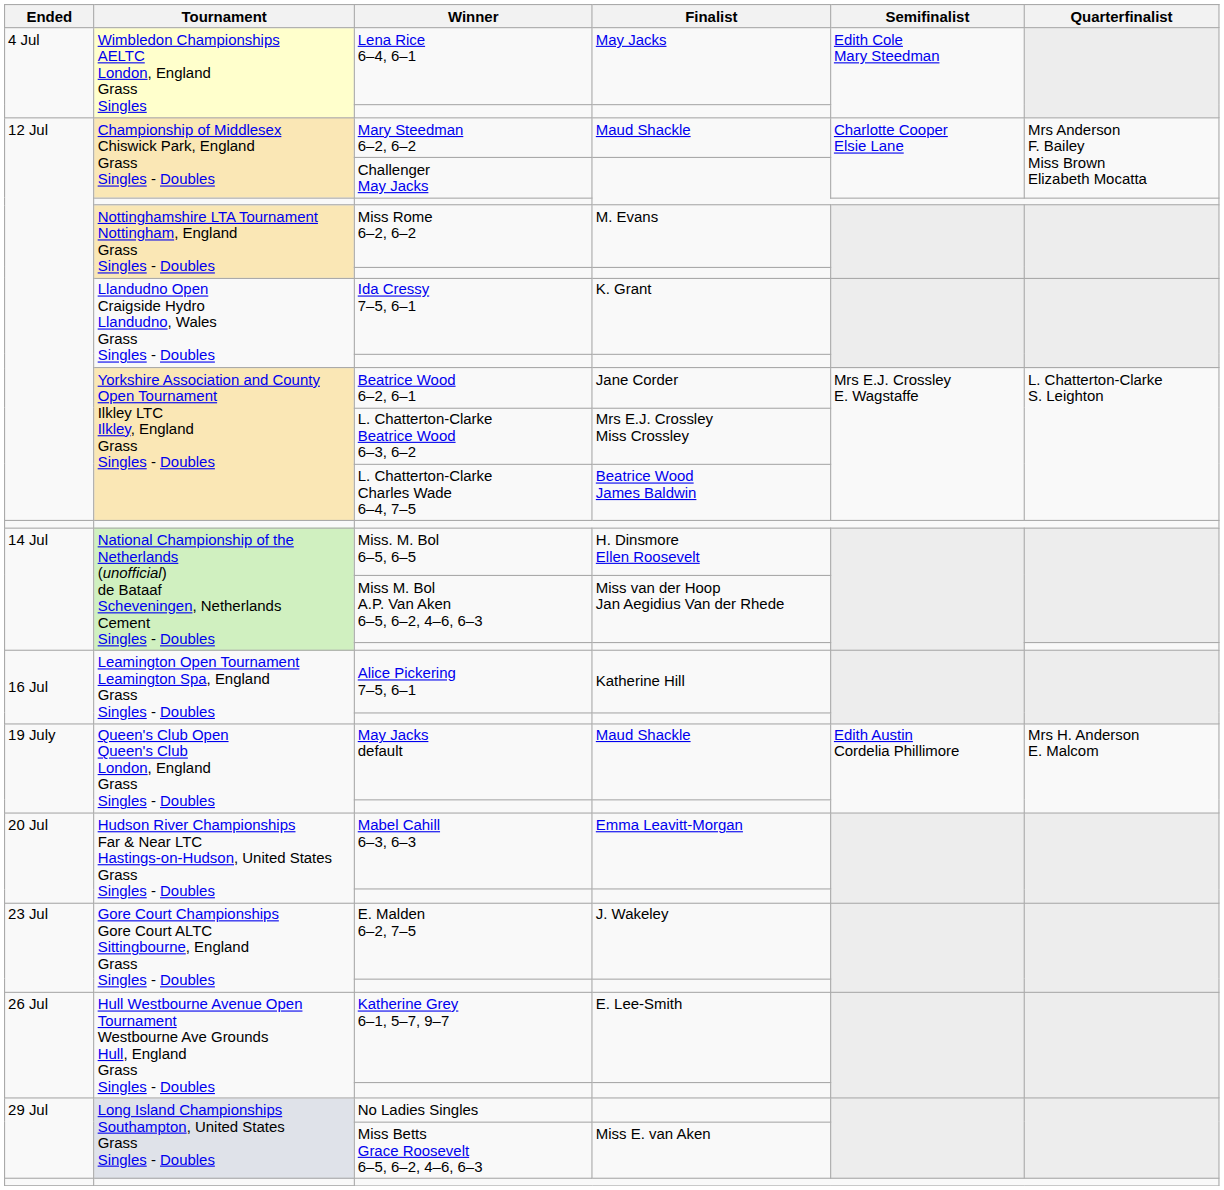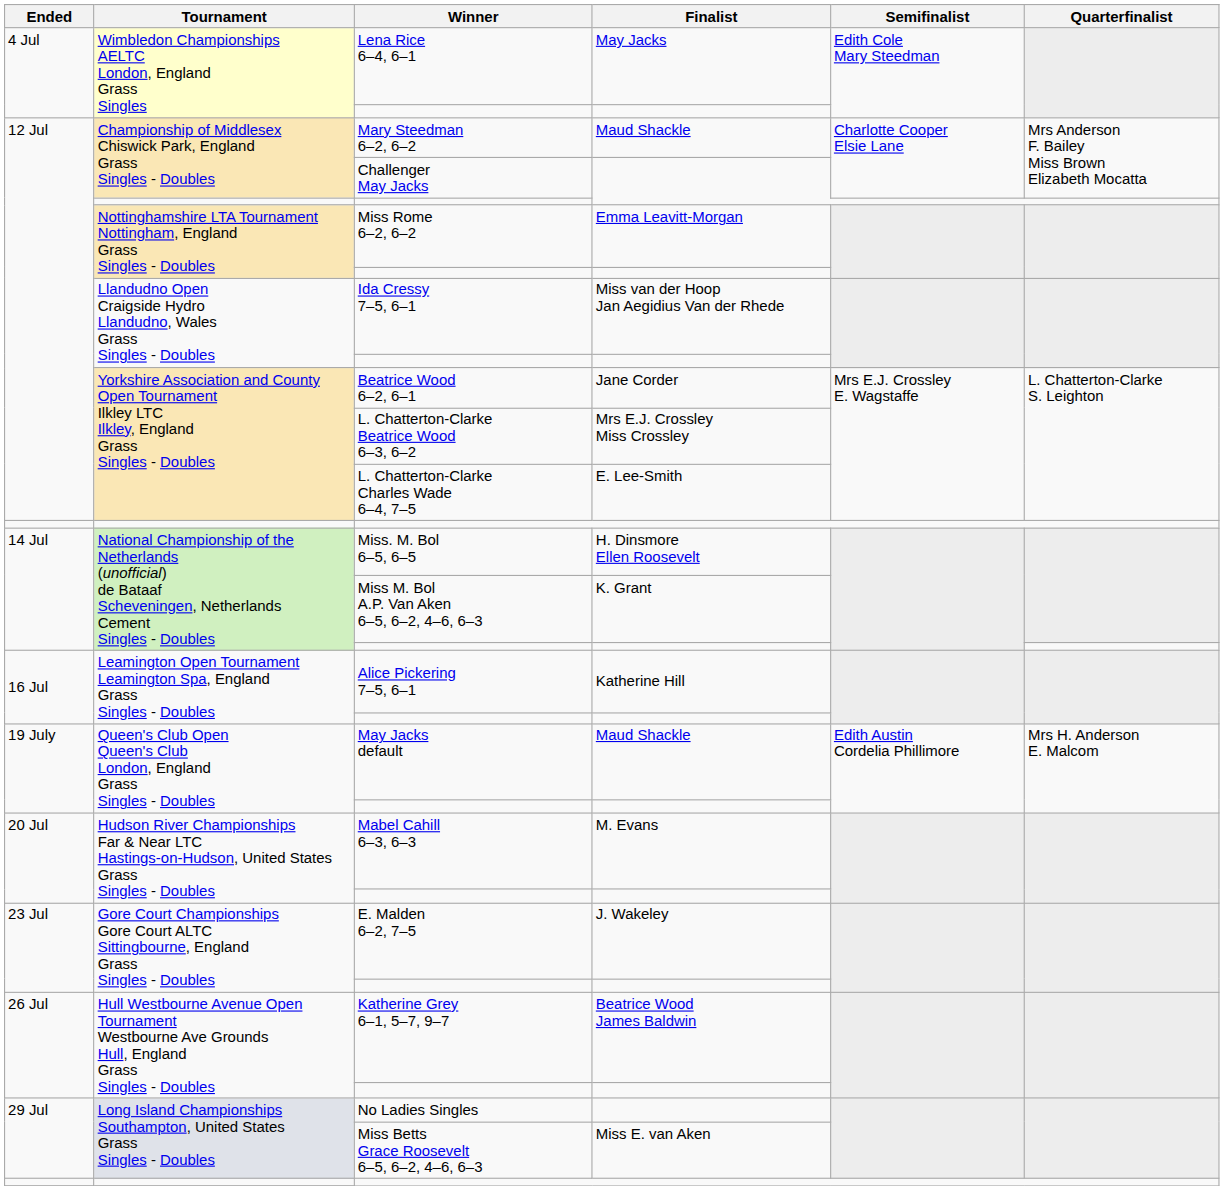(627, 216) M. Evans -> (669, 216) Emma Leavitt-Morgan
(624, 289) K. Grant -> (690, 298) Miss van der Hoop Jan Aegidius Van der Rhede
(646, 484) Beatrice Wood James Baldwin -> (639, 476) E. Lee-Smith
(690, 595) Miss van der Hoop Jan Aegidius Van der Rhede -> (624, 587) K. Grant
(669, 825) Emma Leavitt-Morgan -> (627, 825) M. Evans
(639, 1004) E. Lee-Smith -> (646, 1012) Beatrice Wood James Baldwin
